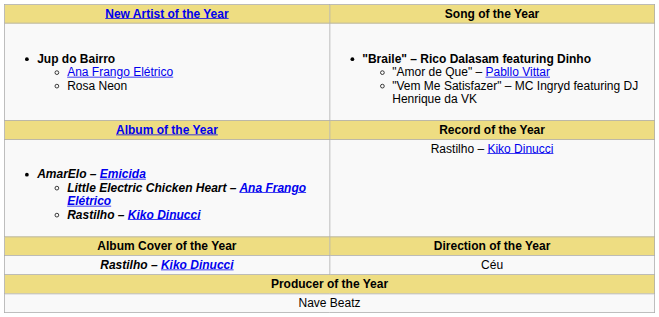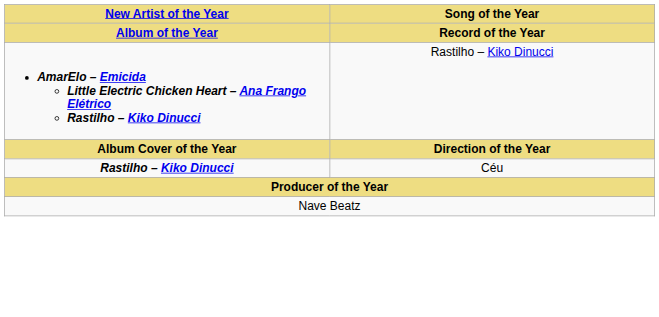- row: (167, 72)
